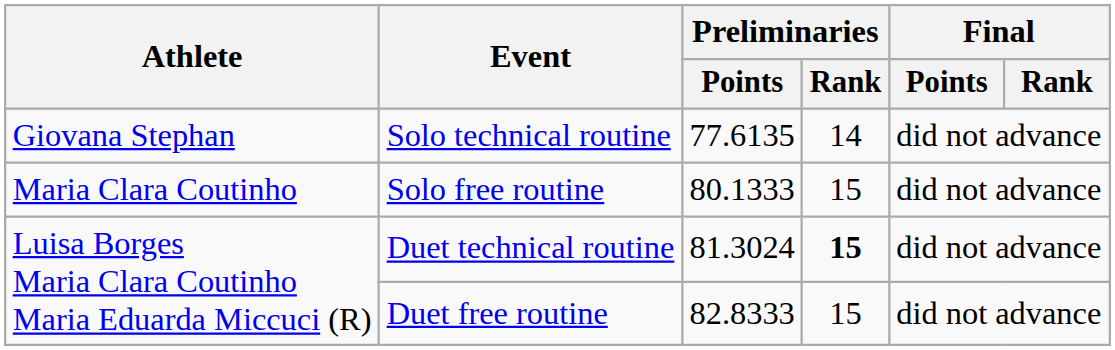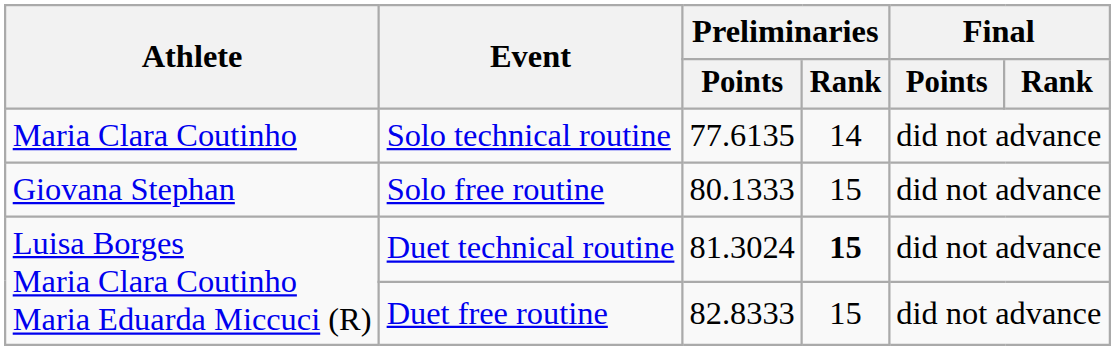(124, 135) Giovana Stephan -> (155, 135) Maria Clara Coutinho
(155, 189) Maria Clara Coutinho -> (124, 189) Giovana Stephan
